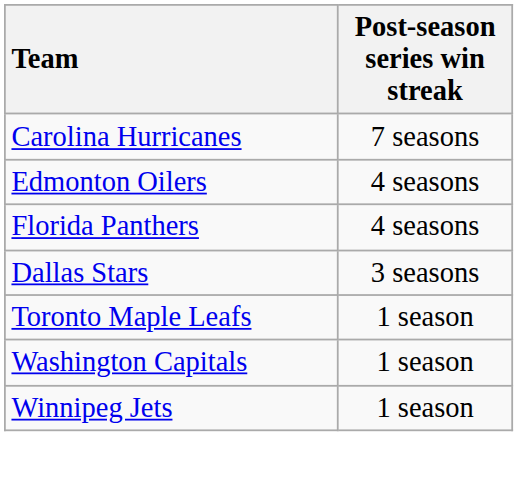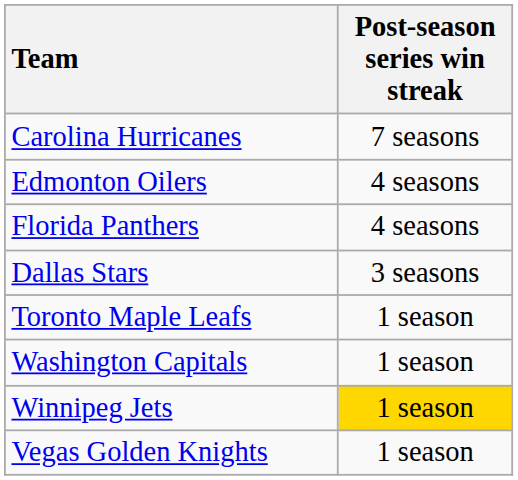(425, 407) no background -> (425, 407) gold background
+ row: (140, 452)
